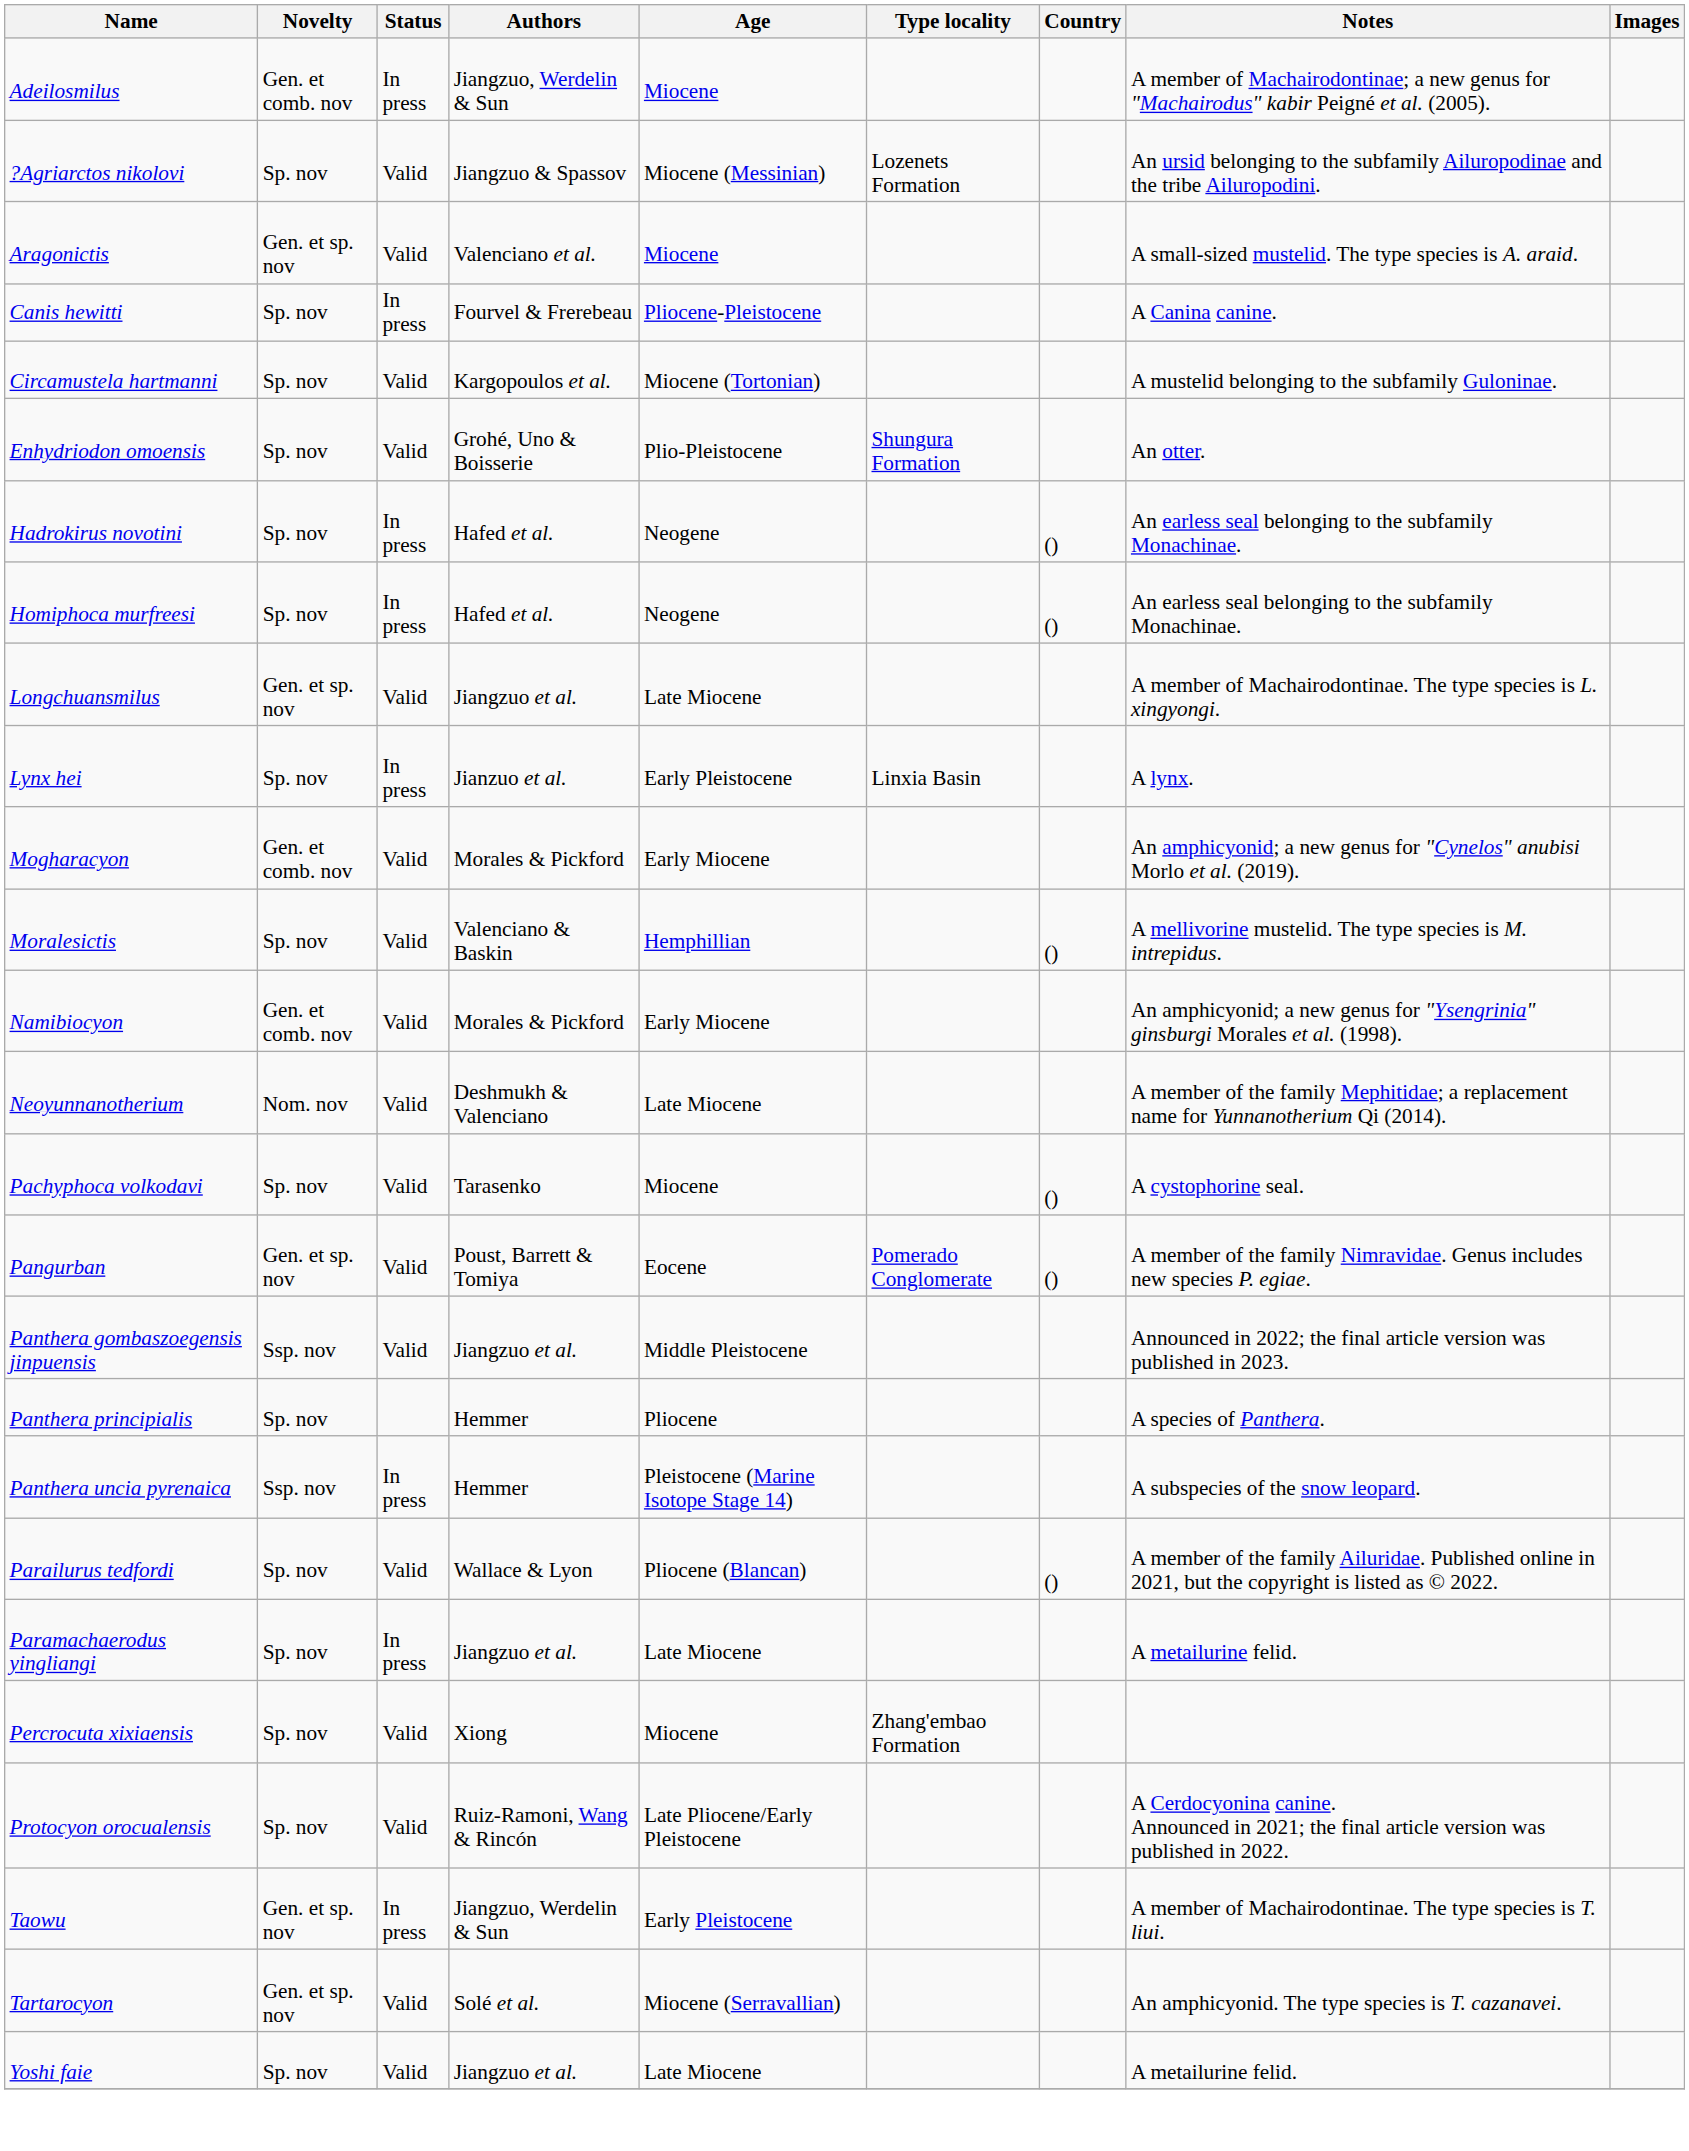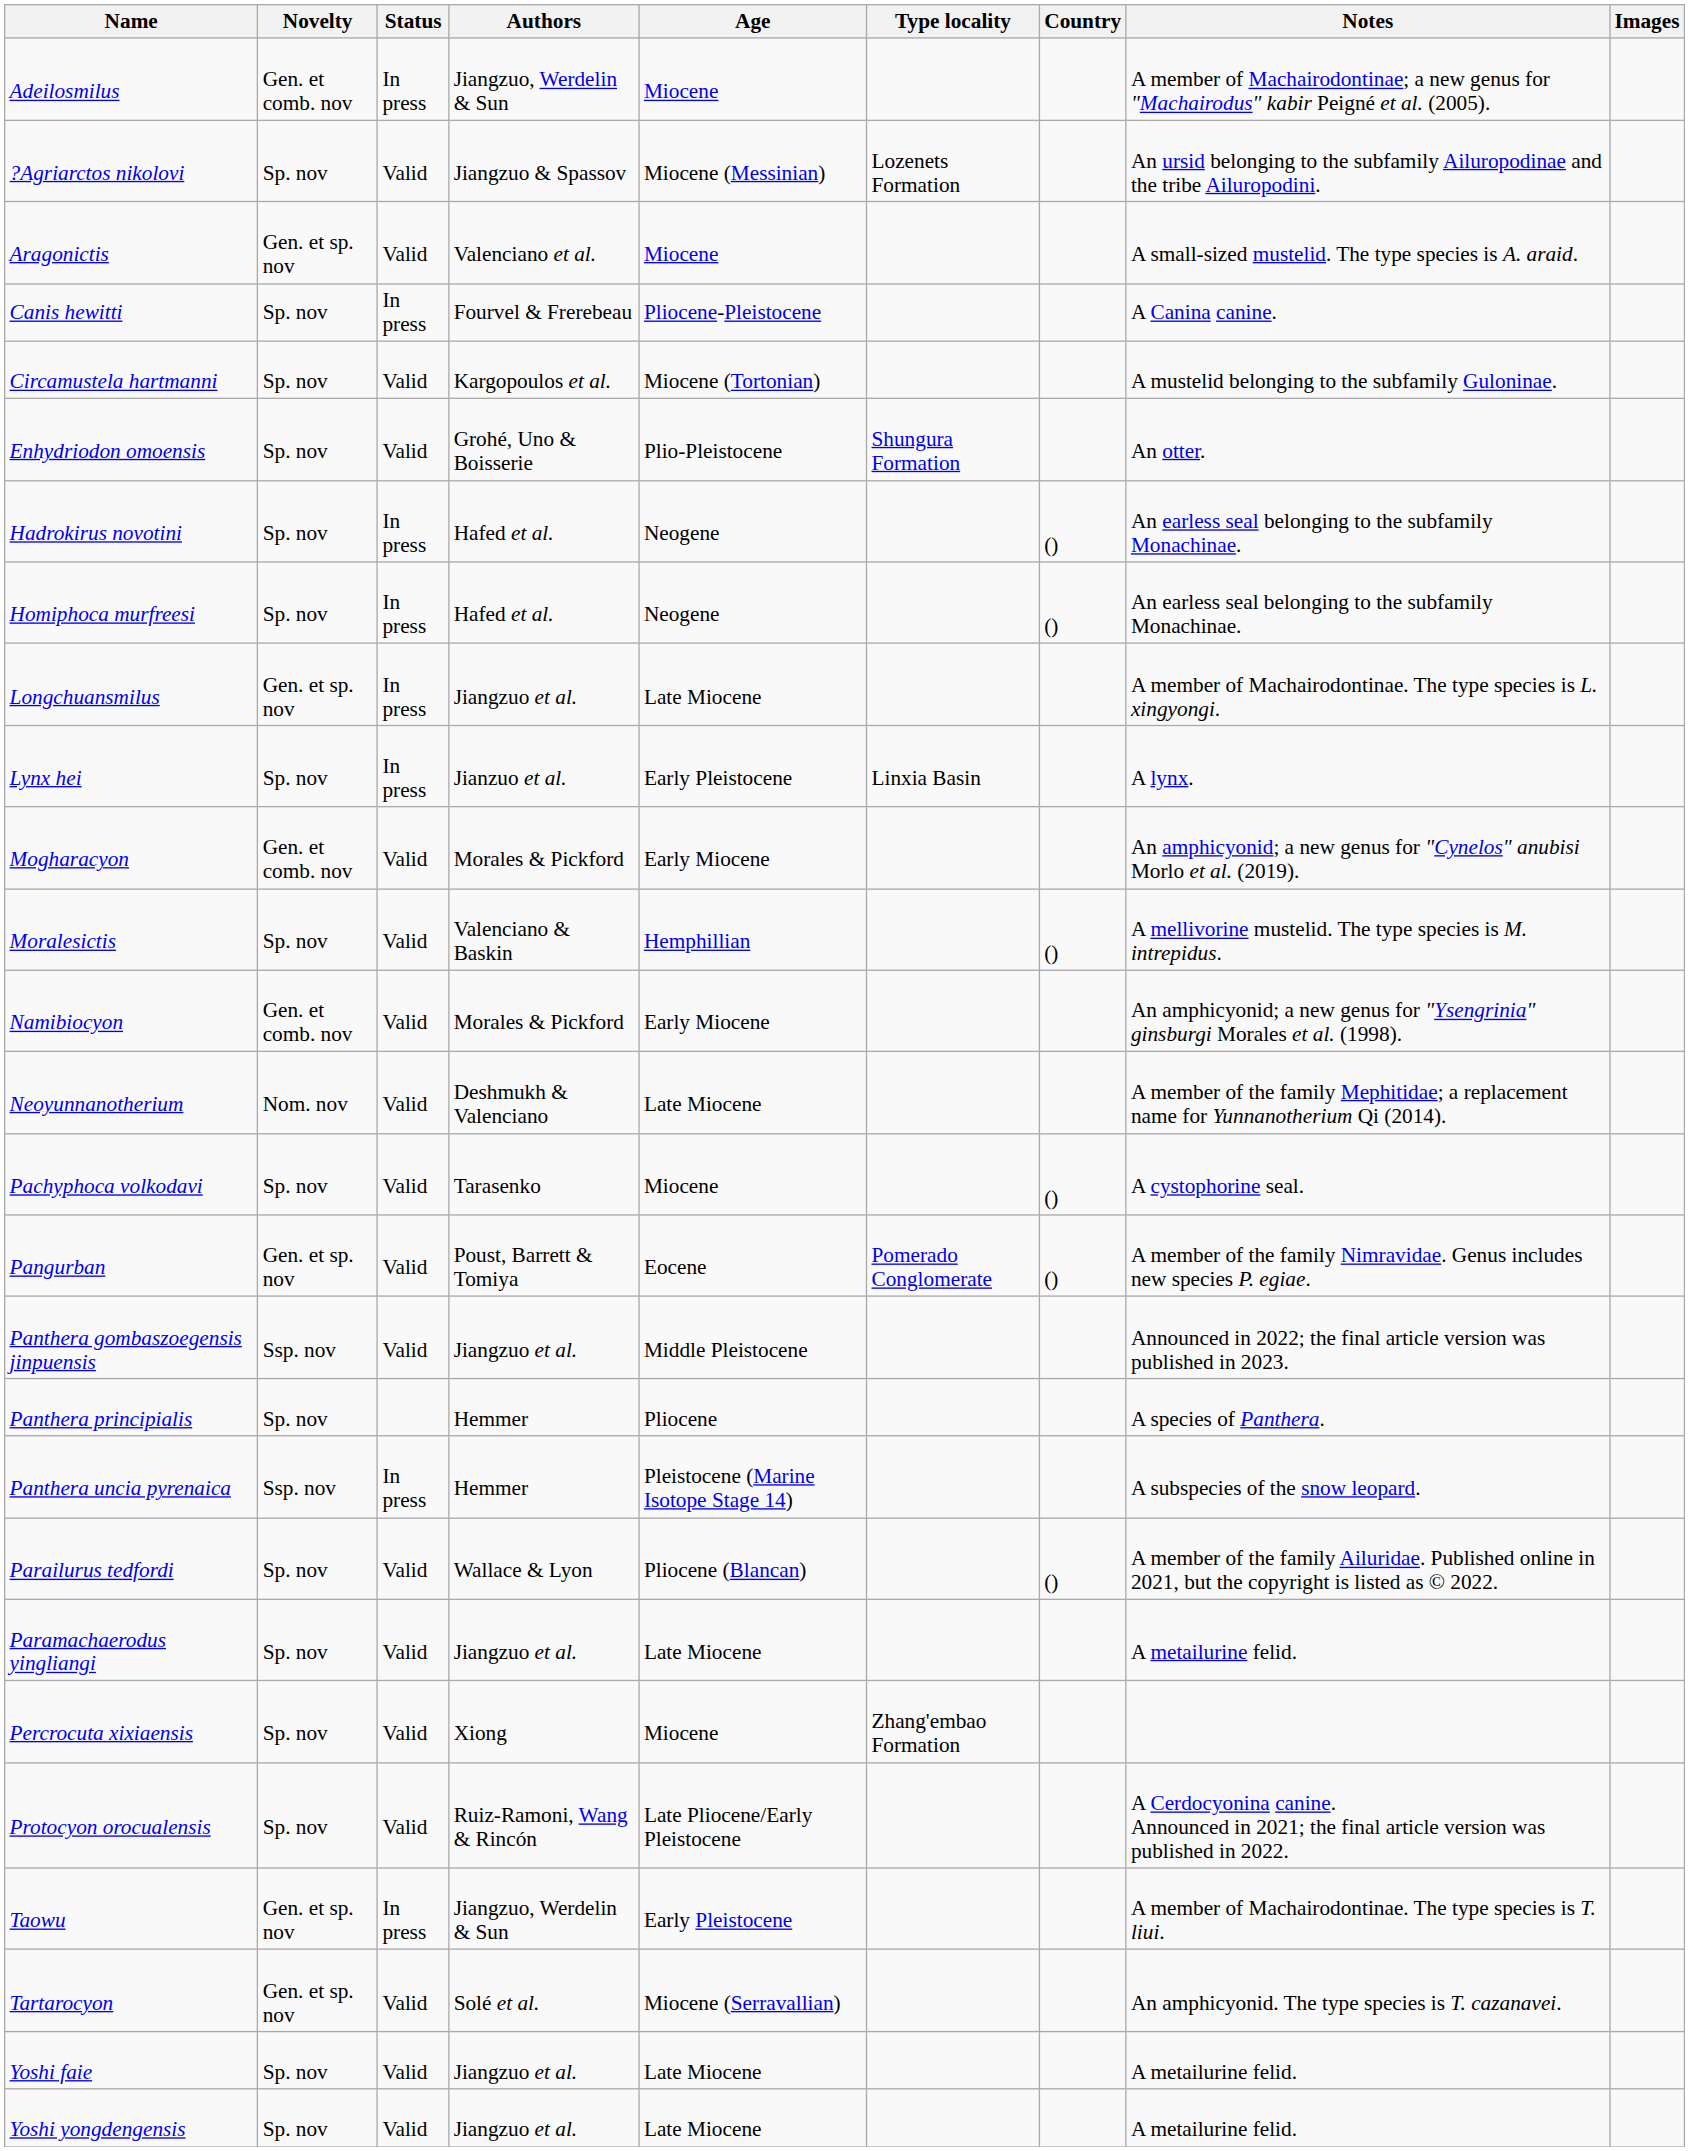(405, 696) Valid -> (404, 696) In press
(404, 1651) In press -> (405, 1651) Valid
+ row: (98, 2129)
